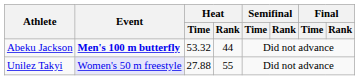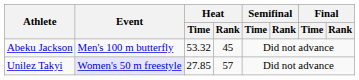(129, 48) bold -> (126, 48) normal
(228, 48) 44 -> (228, 48) 45
(199, 66) 27.88 -> (199, 66) 27.85
(228, 66) 55 -> (228, 66) 57
